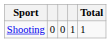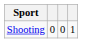- column: (92, 12)
